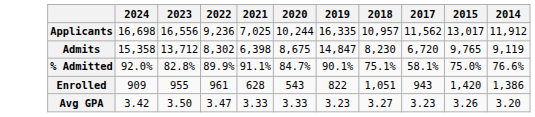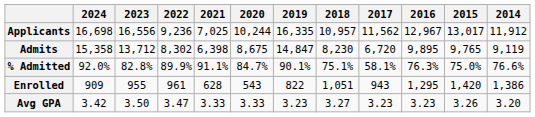+ column: (423, 14)
